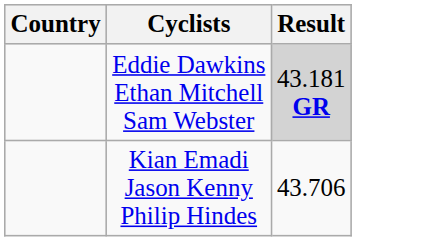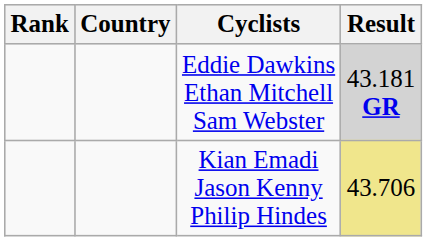+ column: (40, 24)
(311, 187) no background -> (381, 187) khaki background
